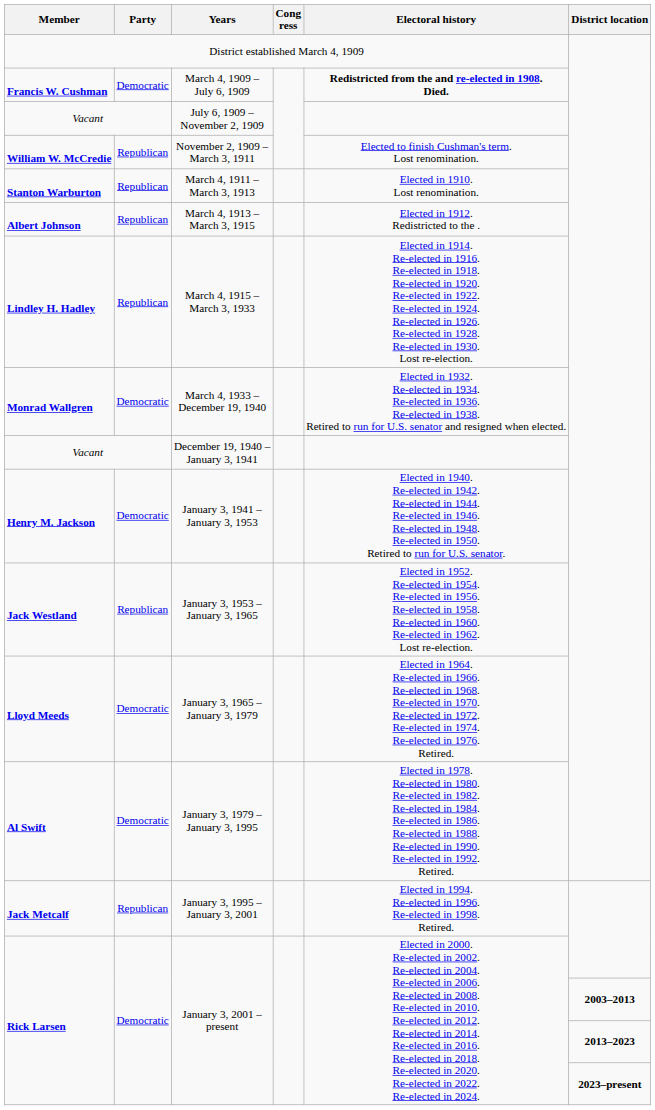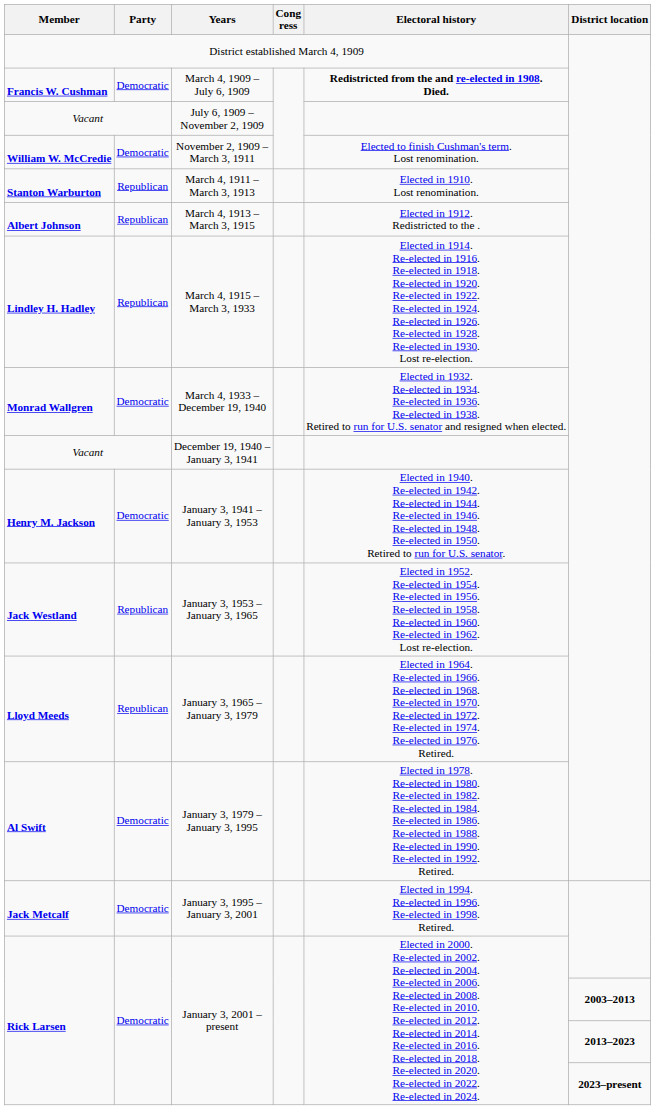(143, 152) Republican -> (143, 152) Democratic
(143, 709) Democratic -> (143, 709) Republican
(143, 908) Republican -> (143, 908) Democratic
